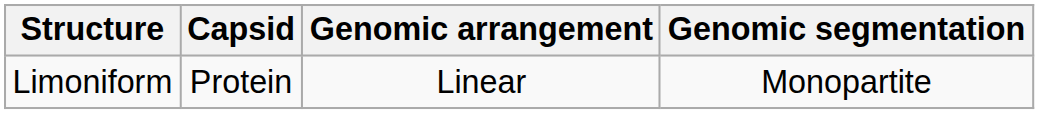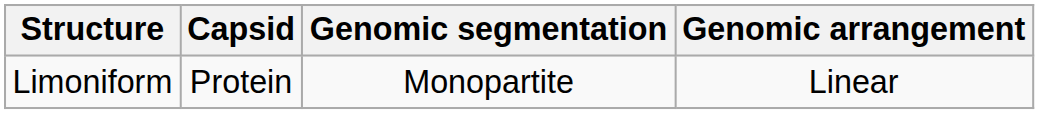columns swapped: (481, 30) <-> (847, 30)
